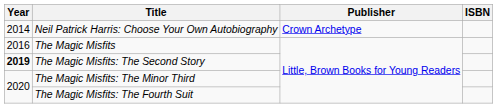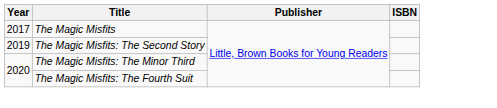- row: (156, 29)
(18, 45) 2016 -> (18, 29) 2017
(18, 62) bold -> (18, 45) normal
